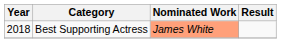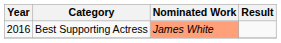(19, 29) 2018 -> (19, 29) 2016
